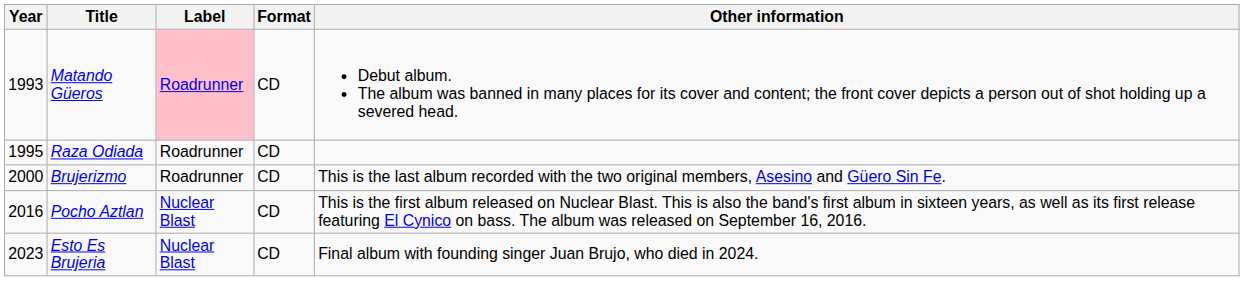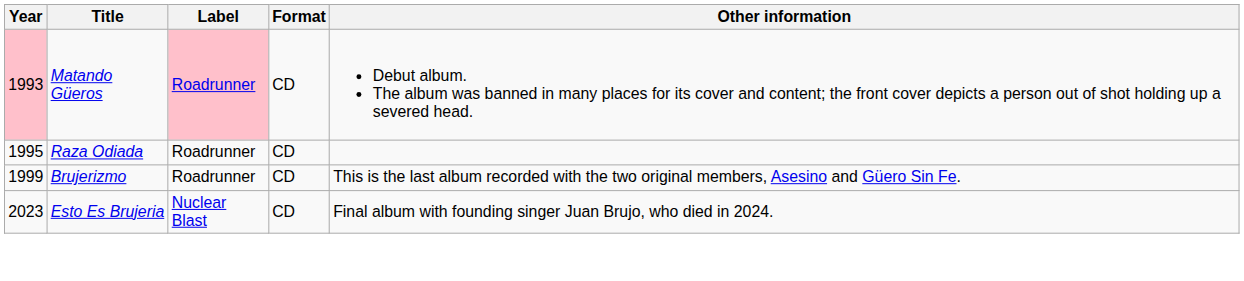(26, 84) no background -> (26, 84) pink background
(26, 177) 2000 -> (26, 177) 1999
- row: (97, 211)
